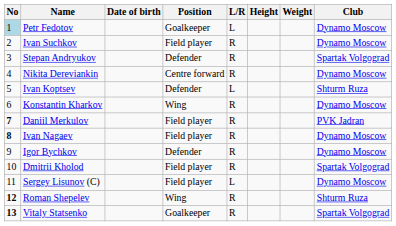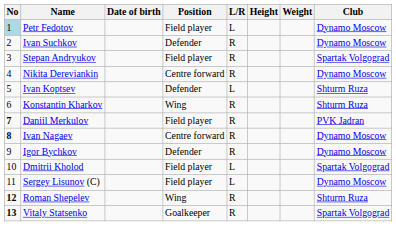(188, 27) Goalkeeper -> (189, 27) Field player
(189, 43) Field player -> (183, 43) Defender
(183, 58) Defender -> (189, 58) Field player
(352, 105) Dynamo Moscow -> (342, 105) Shturm Ruza
(189, 136) Field player -> (195, 136) Centre forward
(232, 167) R -> (232, 167) L
